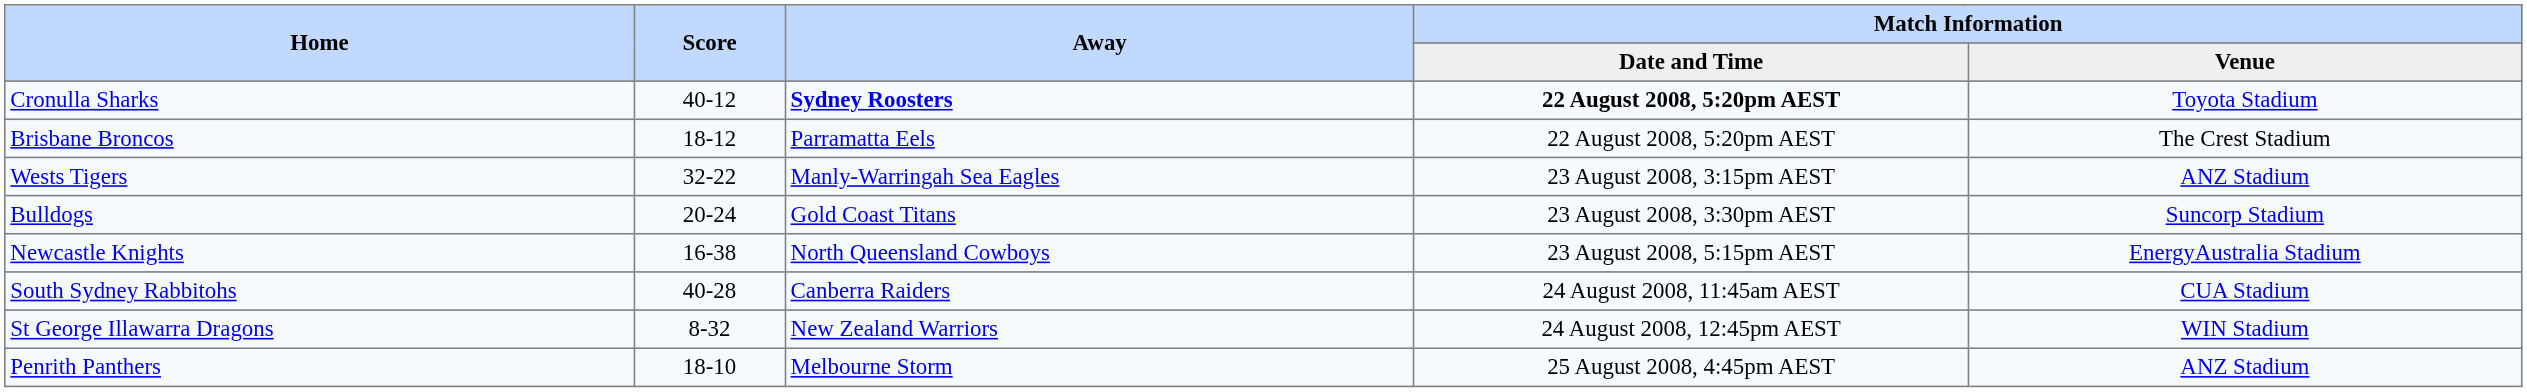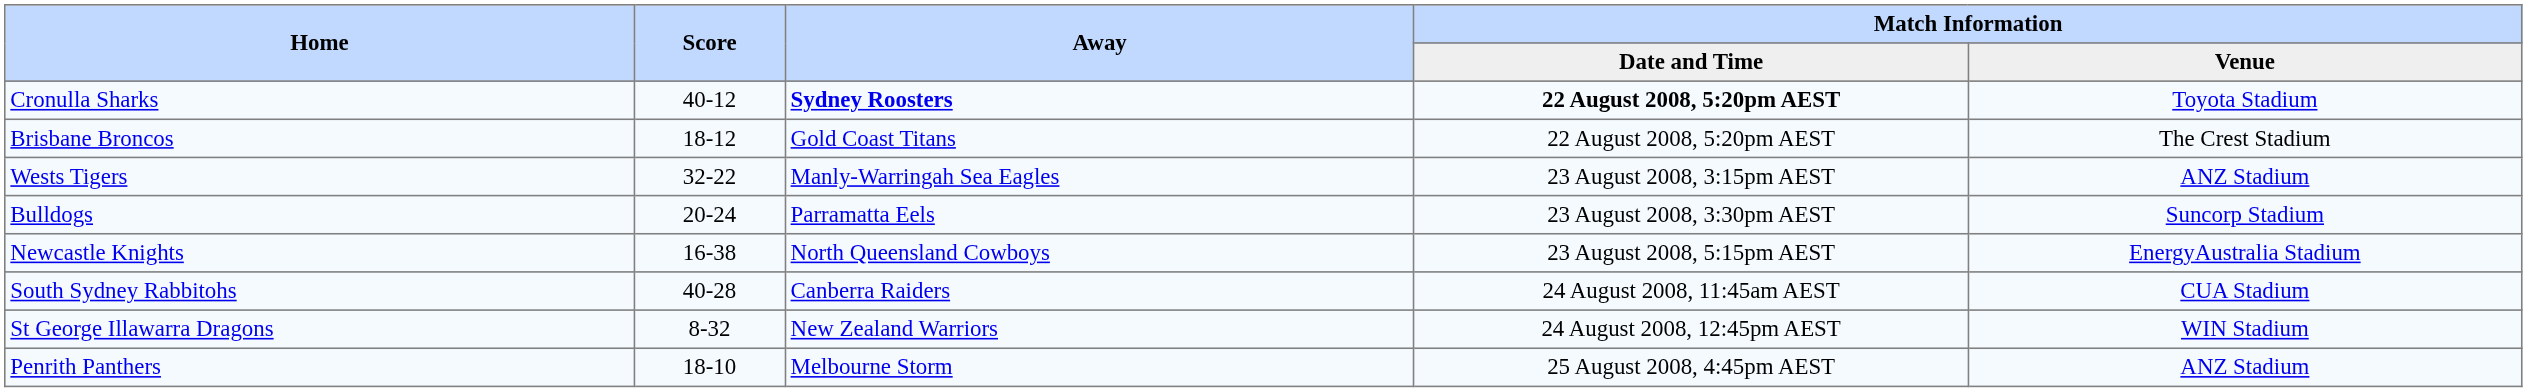(863, 138) Parramatta Eels -> (873, 138) Gold Coast Titans
(873, 214) Gold Coast Titans -> (863, 214) Parramatta Eels
